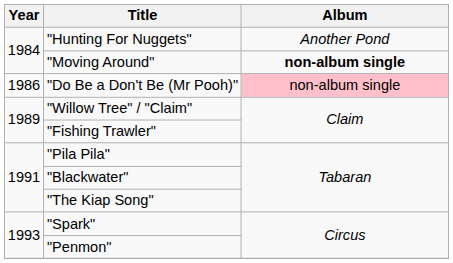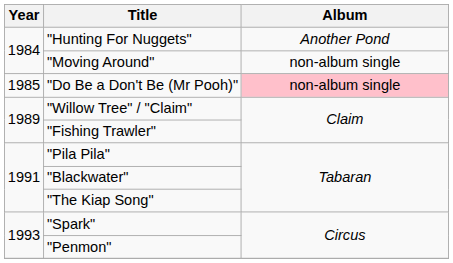(345, 62) bold -> (345, 62) normal
(24, 85) 1986 -> (24, 85) 1985
